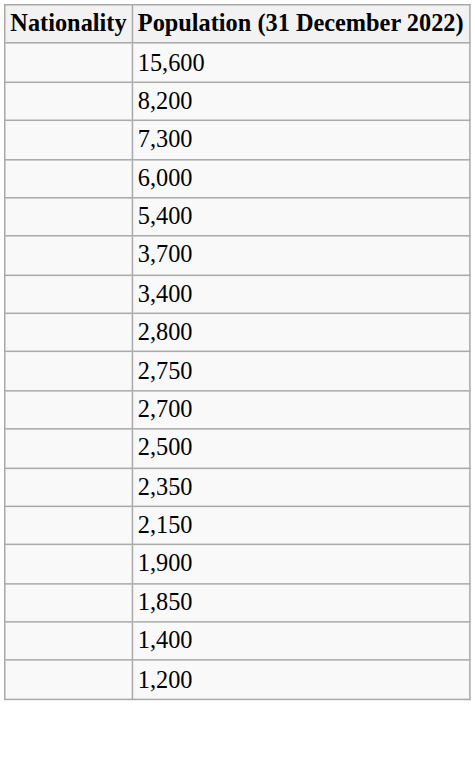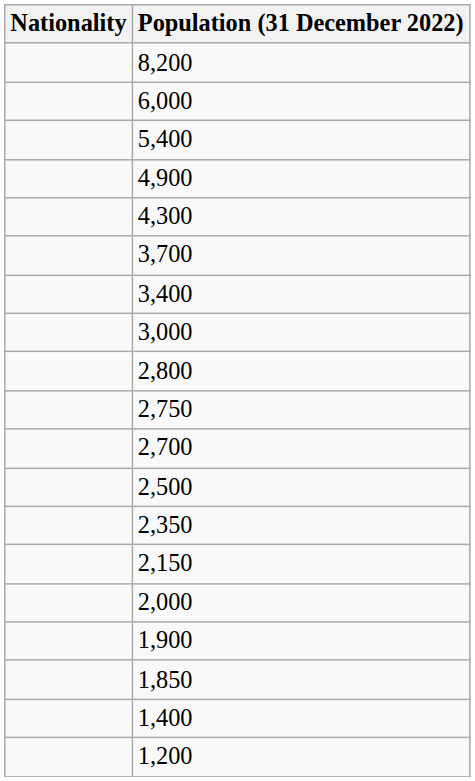- row: (171, 62)
- row: (165, 139)
+ row: (165, 178)
+ row: (165, 216)
+ row: (165, 332)
+ row: (165, 602)
